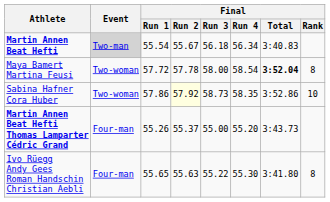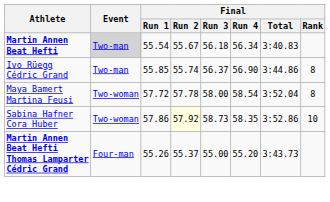+ row: (37, 70)
(280, 70) bold -> (280, 94) normal
- row: (45, 174)
